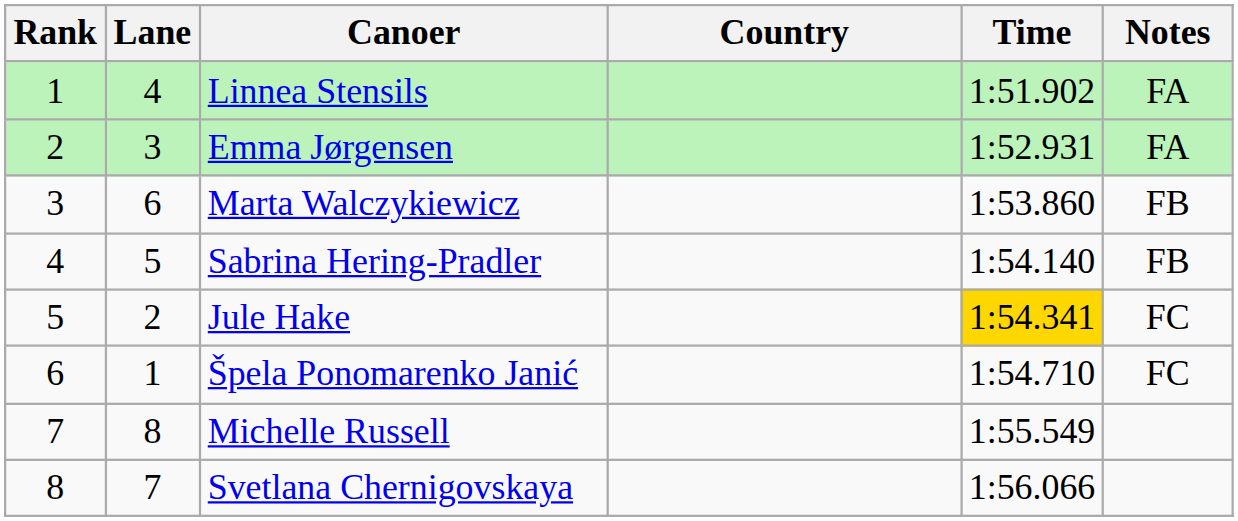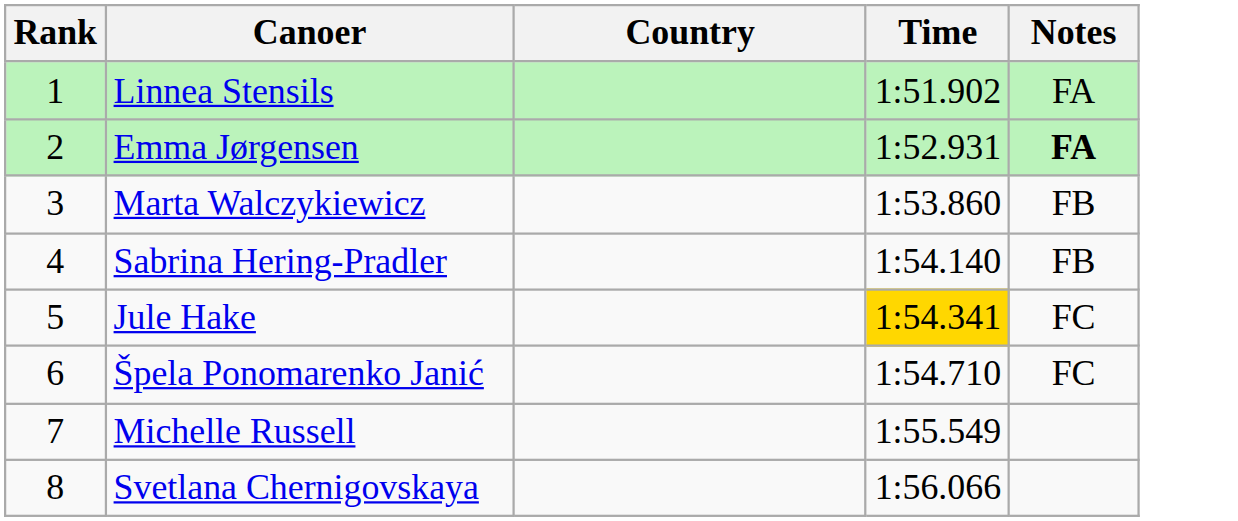- column: (152, 32)
(1168, 146) normal -> (1074, 146) bold
